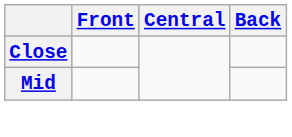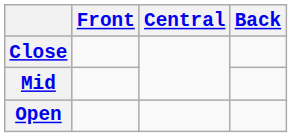+ row: (38, 115)
